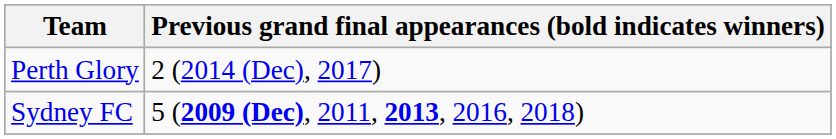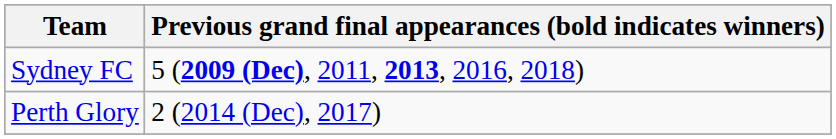rows swapped: (72, 112) <-> (75, 69)
